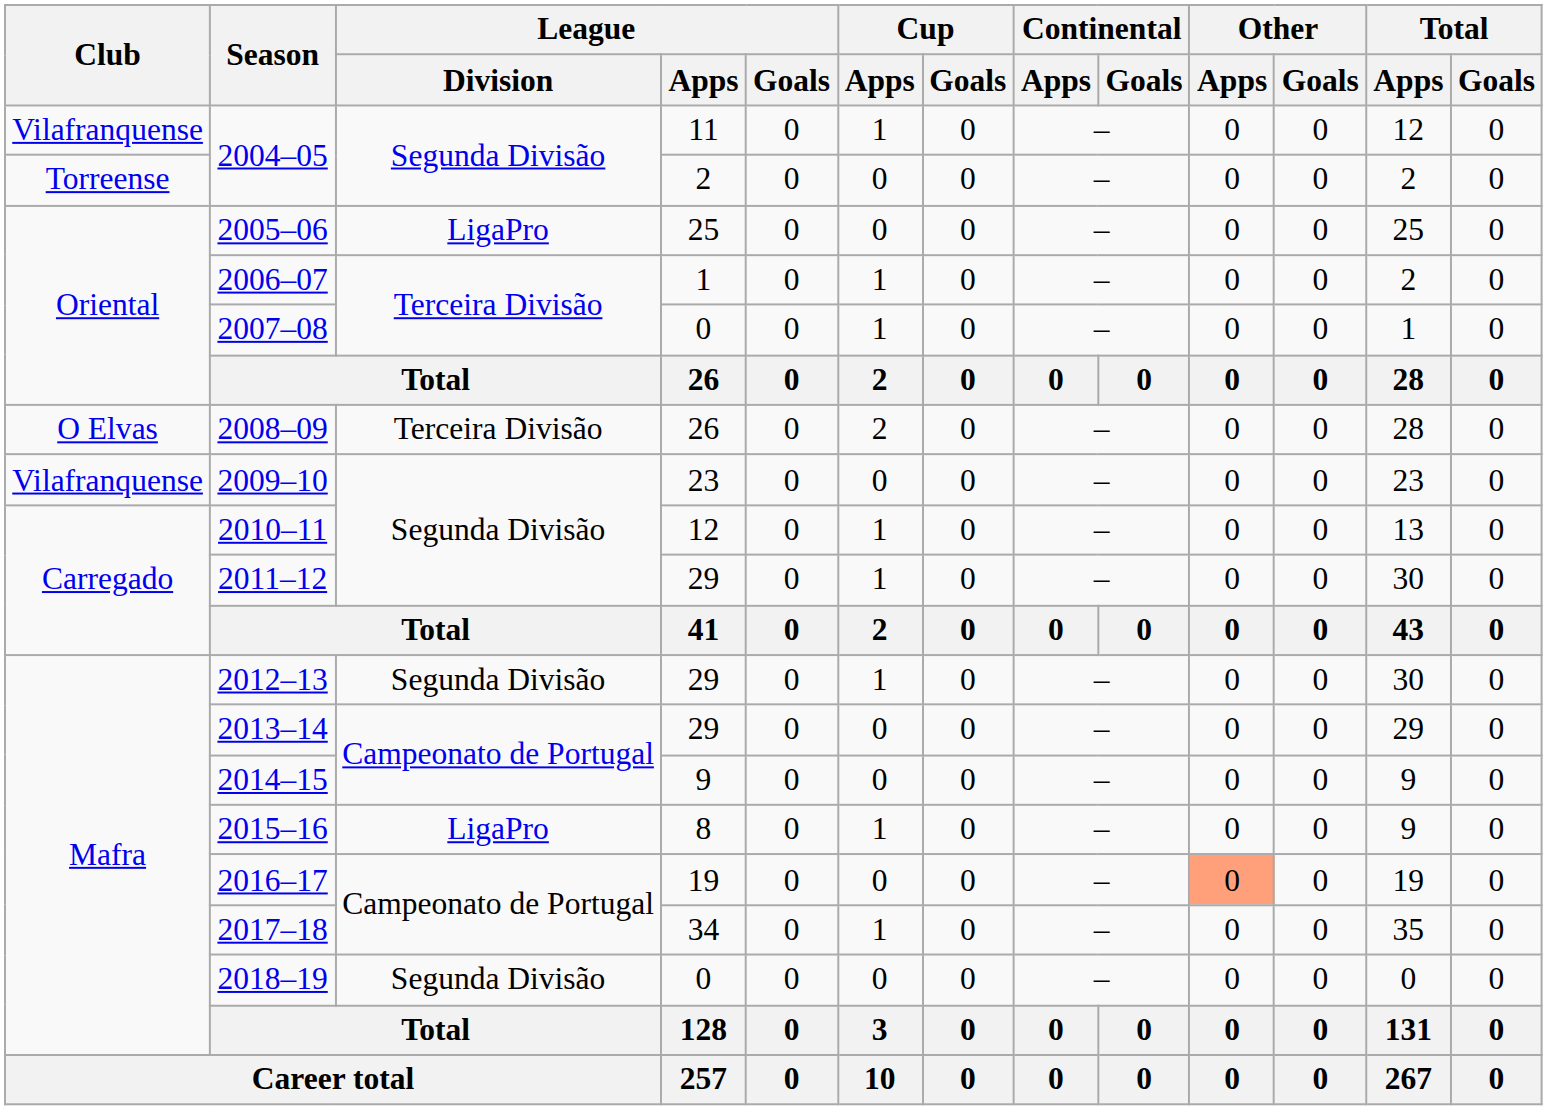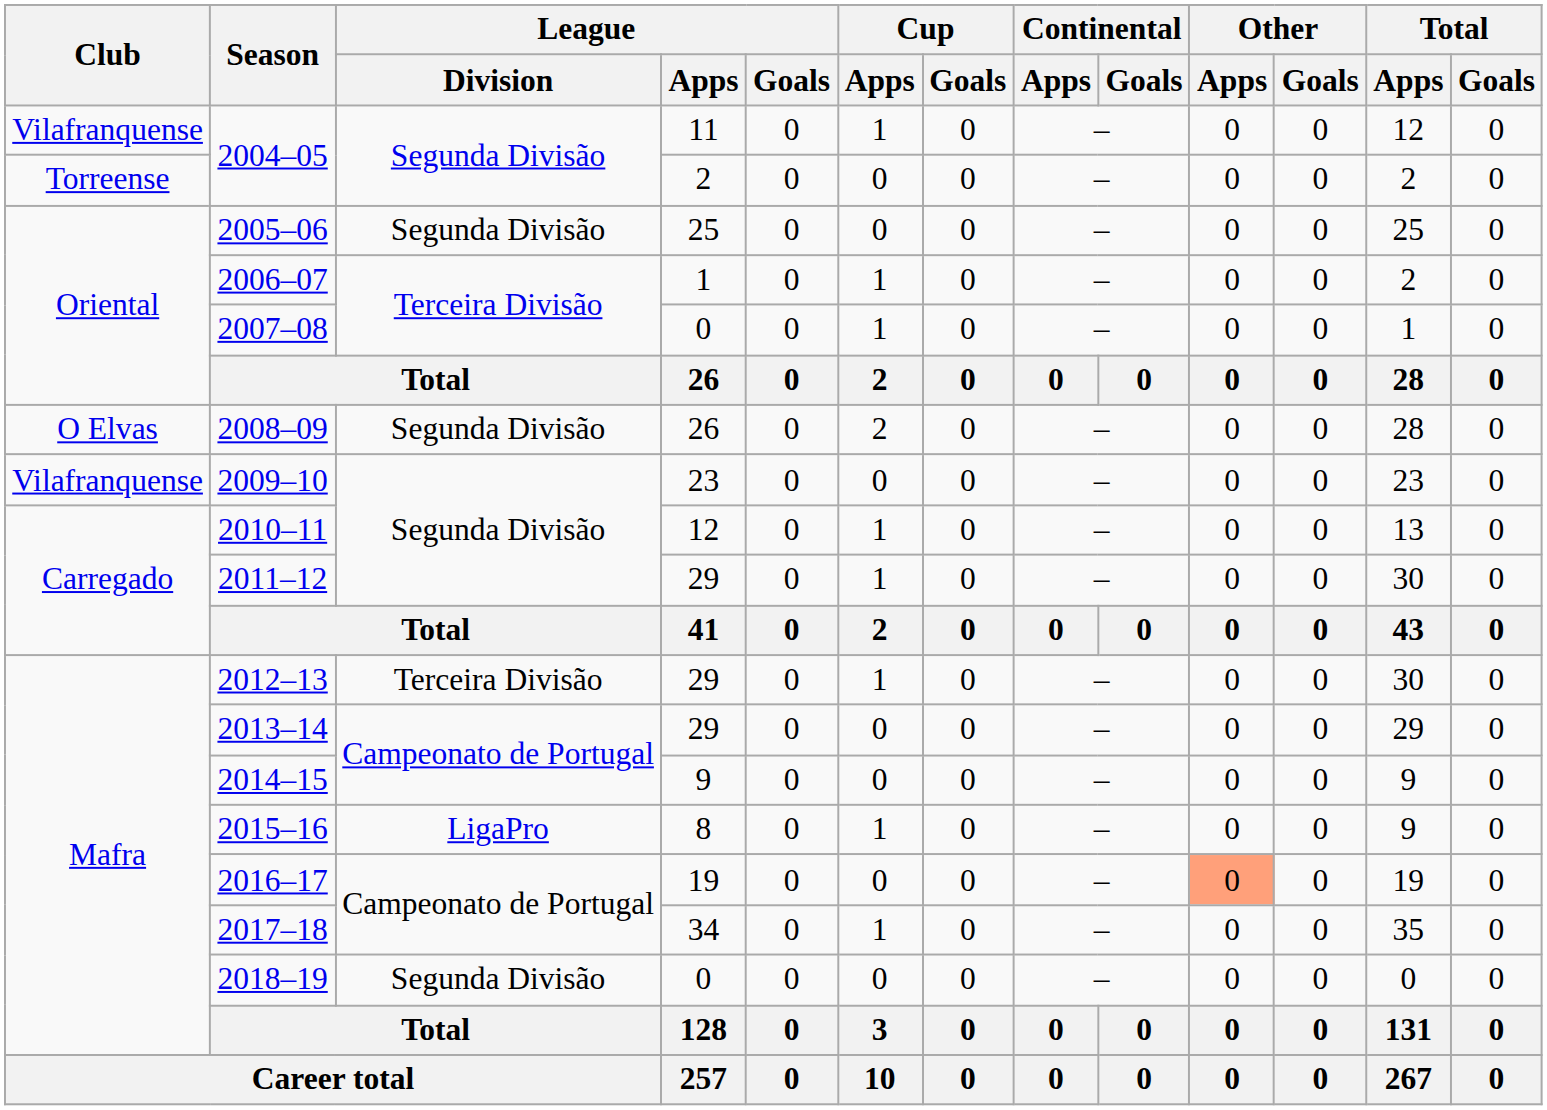(498, 229) LigaPro -> (498, 229) Segunda Divisão
(498, 429) Terceira Divisão -> (498, 429) Segunda Divisão
(498, 679) Segunda Divisão -> (498, 679) Terceira Divisão
